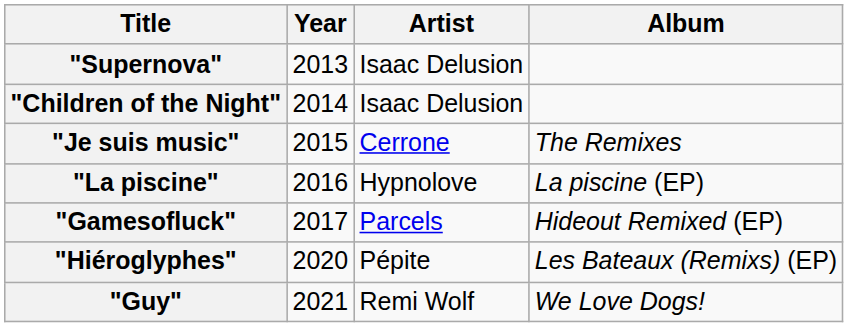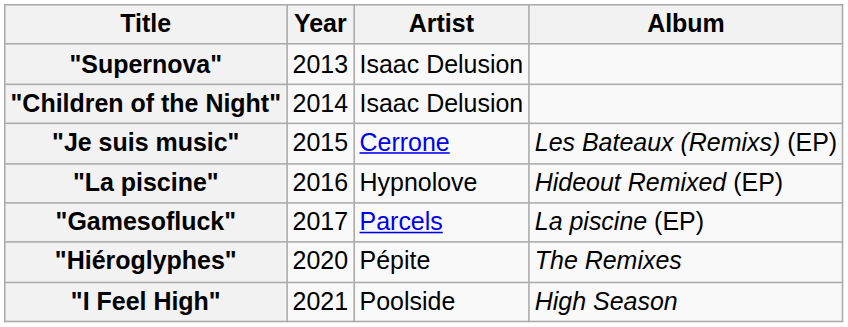(608, 143) The Remixes -> (686, 143) Les Bateaux (Remixs) (EP)
(619, 182) La piscine (EP) -> (659, 182) Hideout Remixed (EP)
(659, 222) Hideout Remixed (EP) -> (619, 222) La piscine (EP)
(686, 261) Les Bateaux (Remixs) (EP) -> (608, 261) The Remixes
+ row: (146, 301)
- row: (146, 301)
